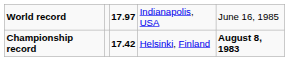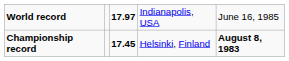(123, 43) 17.42 -> (123, 43) 17.45
